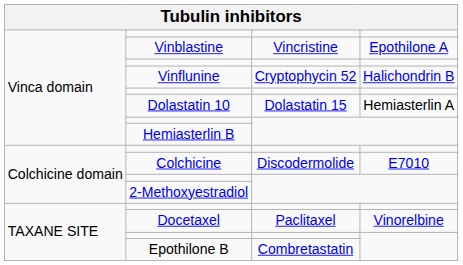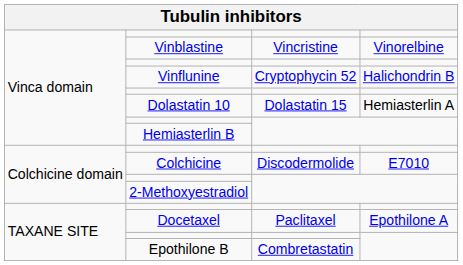(409, 48) Epothilone A -> (409, 48) Vinorelbine
(409, 220) Vinorelbine -> (409, 220) Epothilone A
